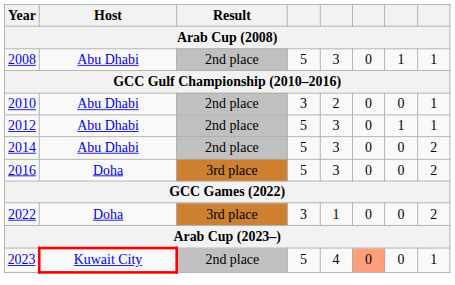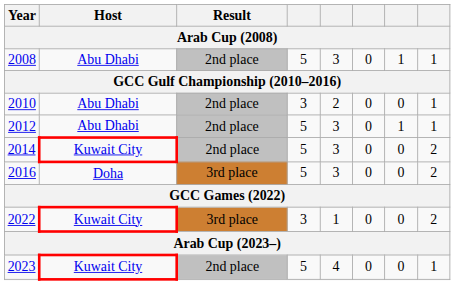(108, 147) Abu Dhabi -> (108, 149) Kuwait City
(108, 214) Doha -> (108, 219) Kuwait City
(369, 260) lightsalmon background -> (369, 267) no background
